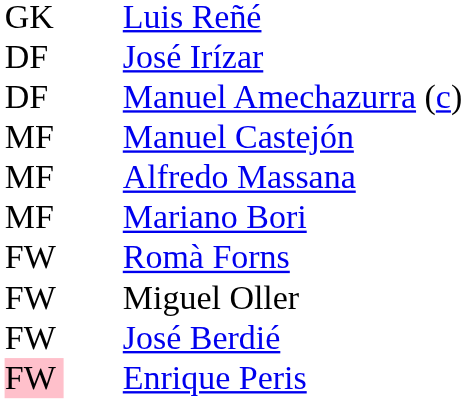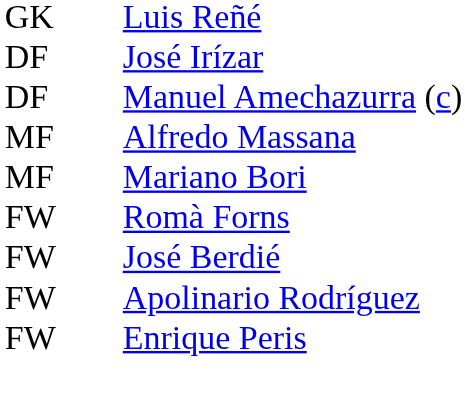- row: (238, 136)
- row: (211, 297)
+ row: (271, 297)
(30, 377) pink background -> (30, 337) no background
